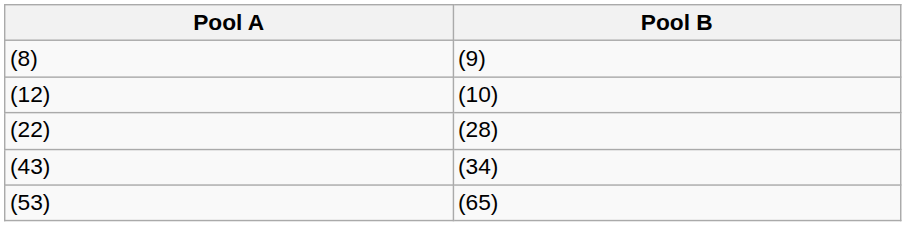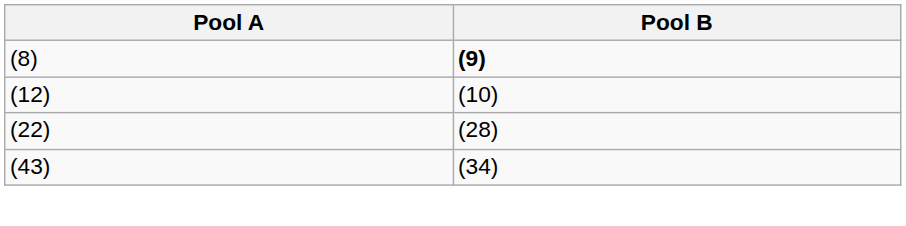(472, 58) normal -> (472, 58) bold
- row: (30, 202)
